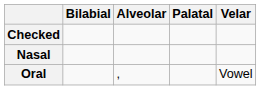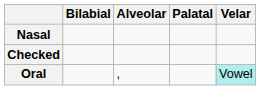rows swapped: (34, 34) <-> (34, 54)
(236, 74) no background -> (236, 74) paleturquoise background
